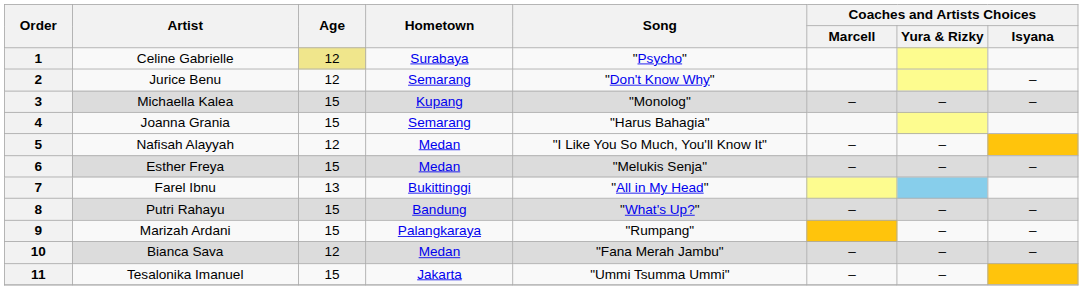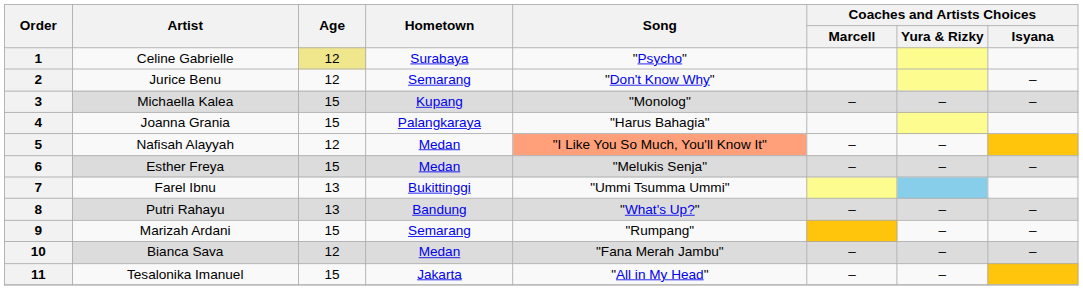(439, 123) Semarang -> (439, 123) Palangkaraya
(660, 144) no background -> (660, 144) lightsalmon background
(660, 187) "All in My Head" -> (660, 187) "Ummi Tsumma Ummi"
(332, 209) 15 -> (332, 209) 13
(439, 230) Palangkaraya -> (439, 230) Semarang
(660, 274) "Ummi Tsumma Ummi" -> (660, 274) "All in My Head"
